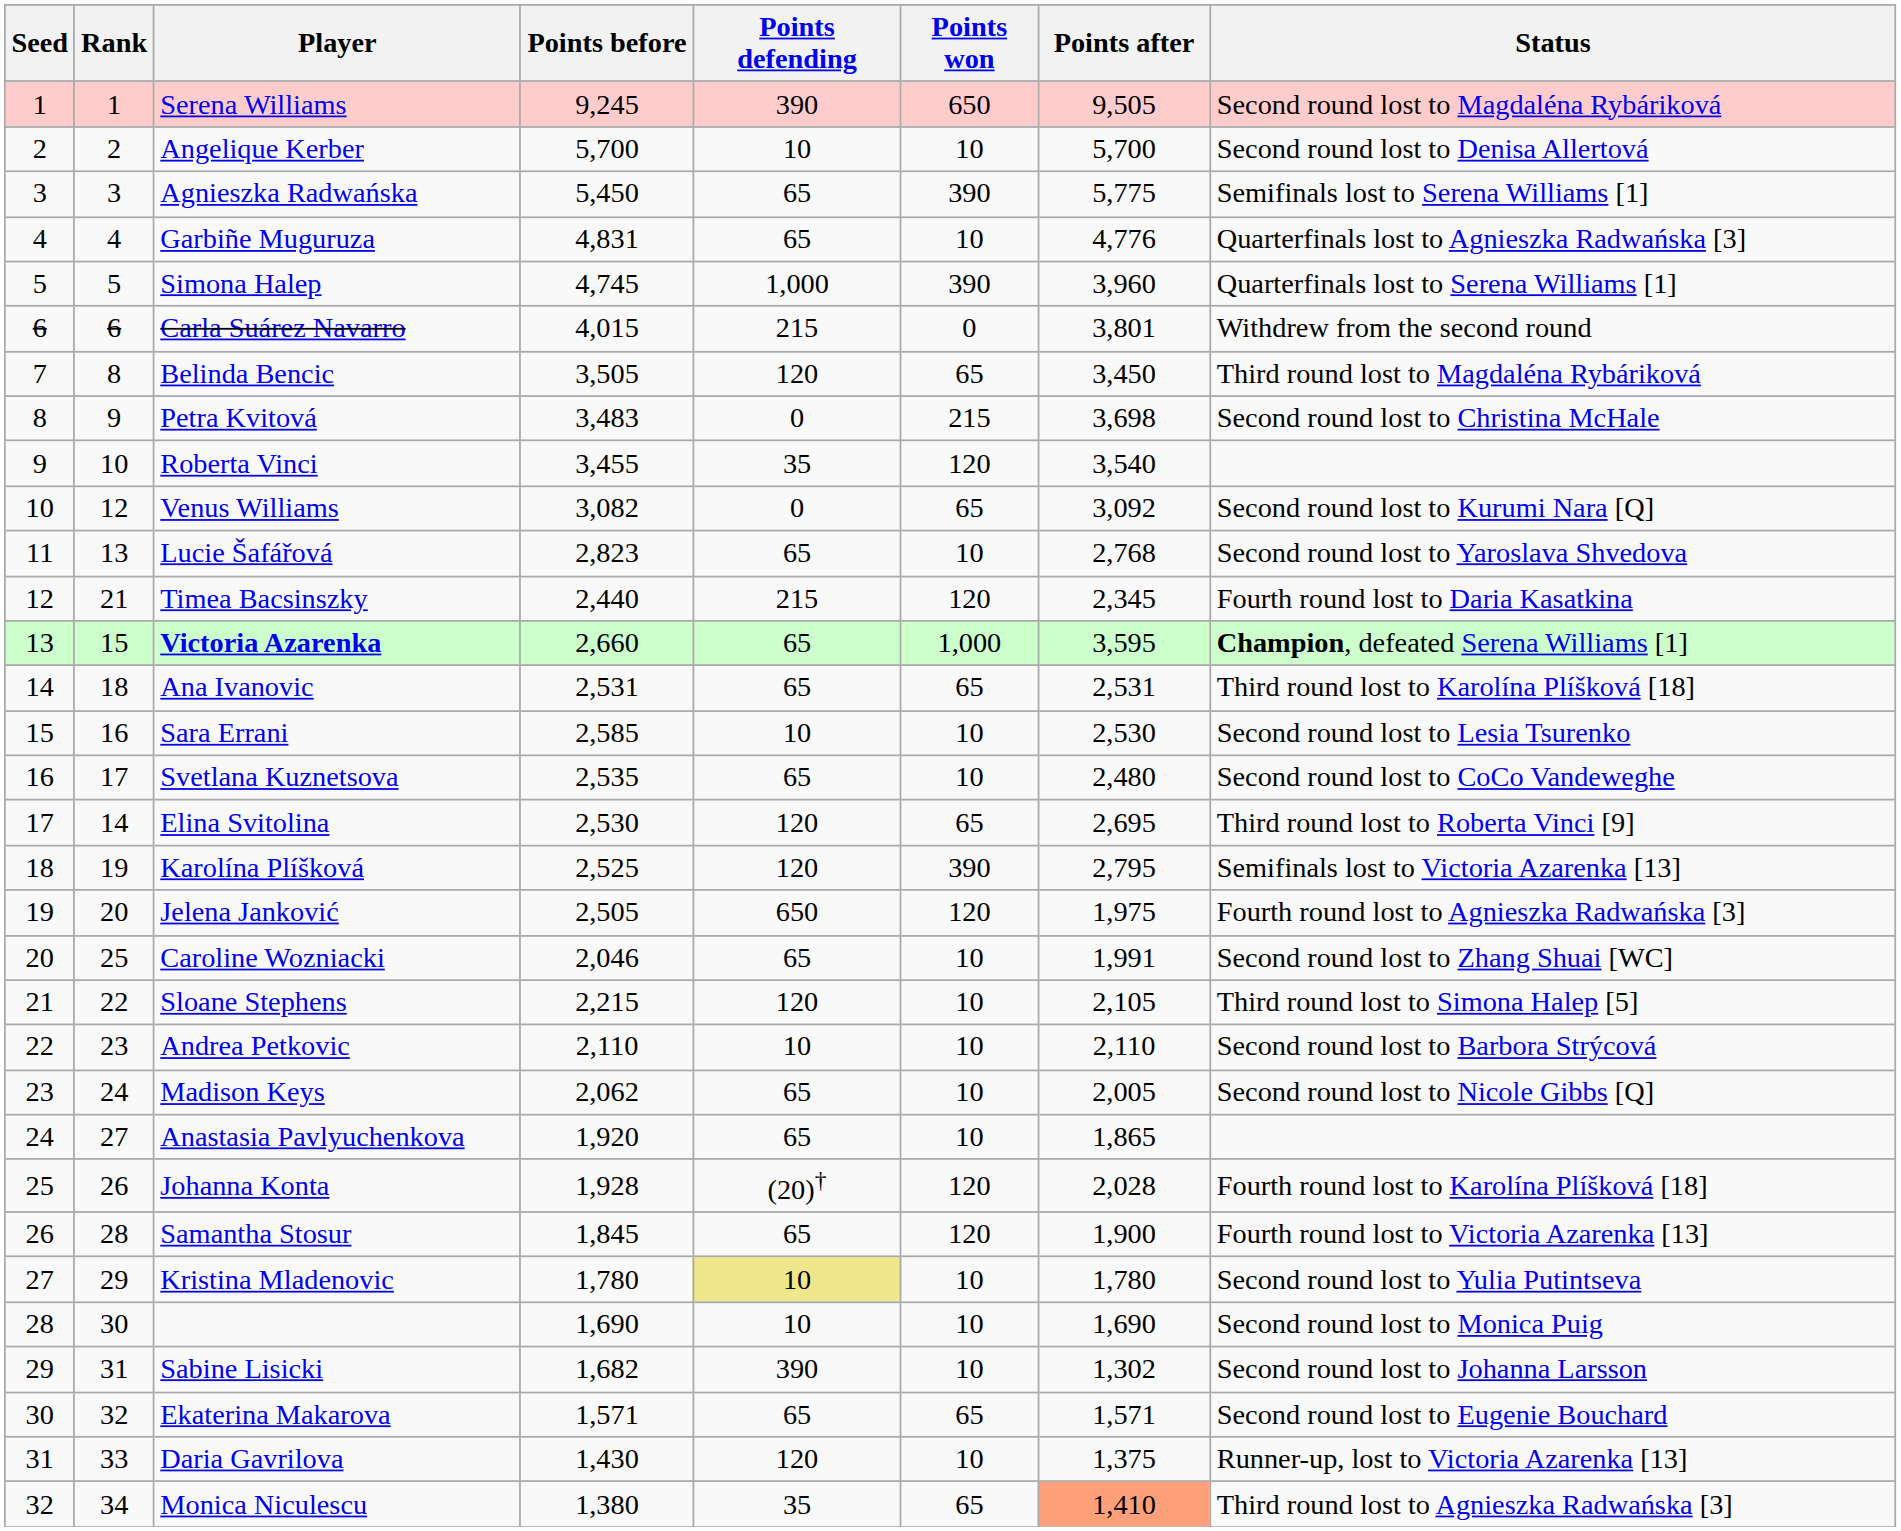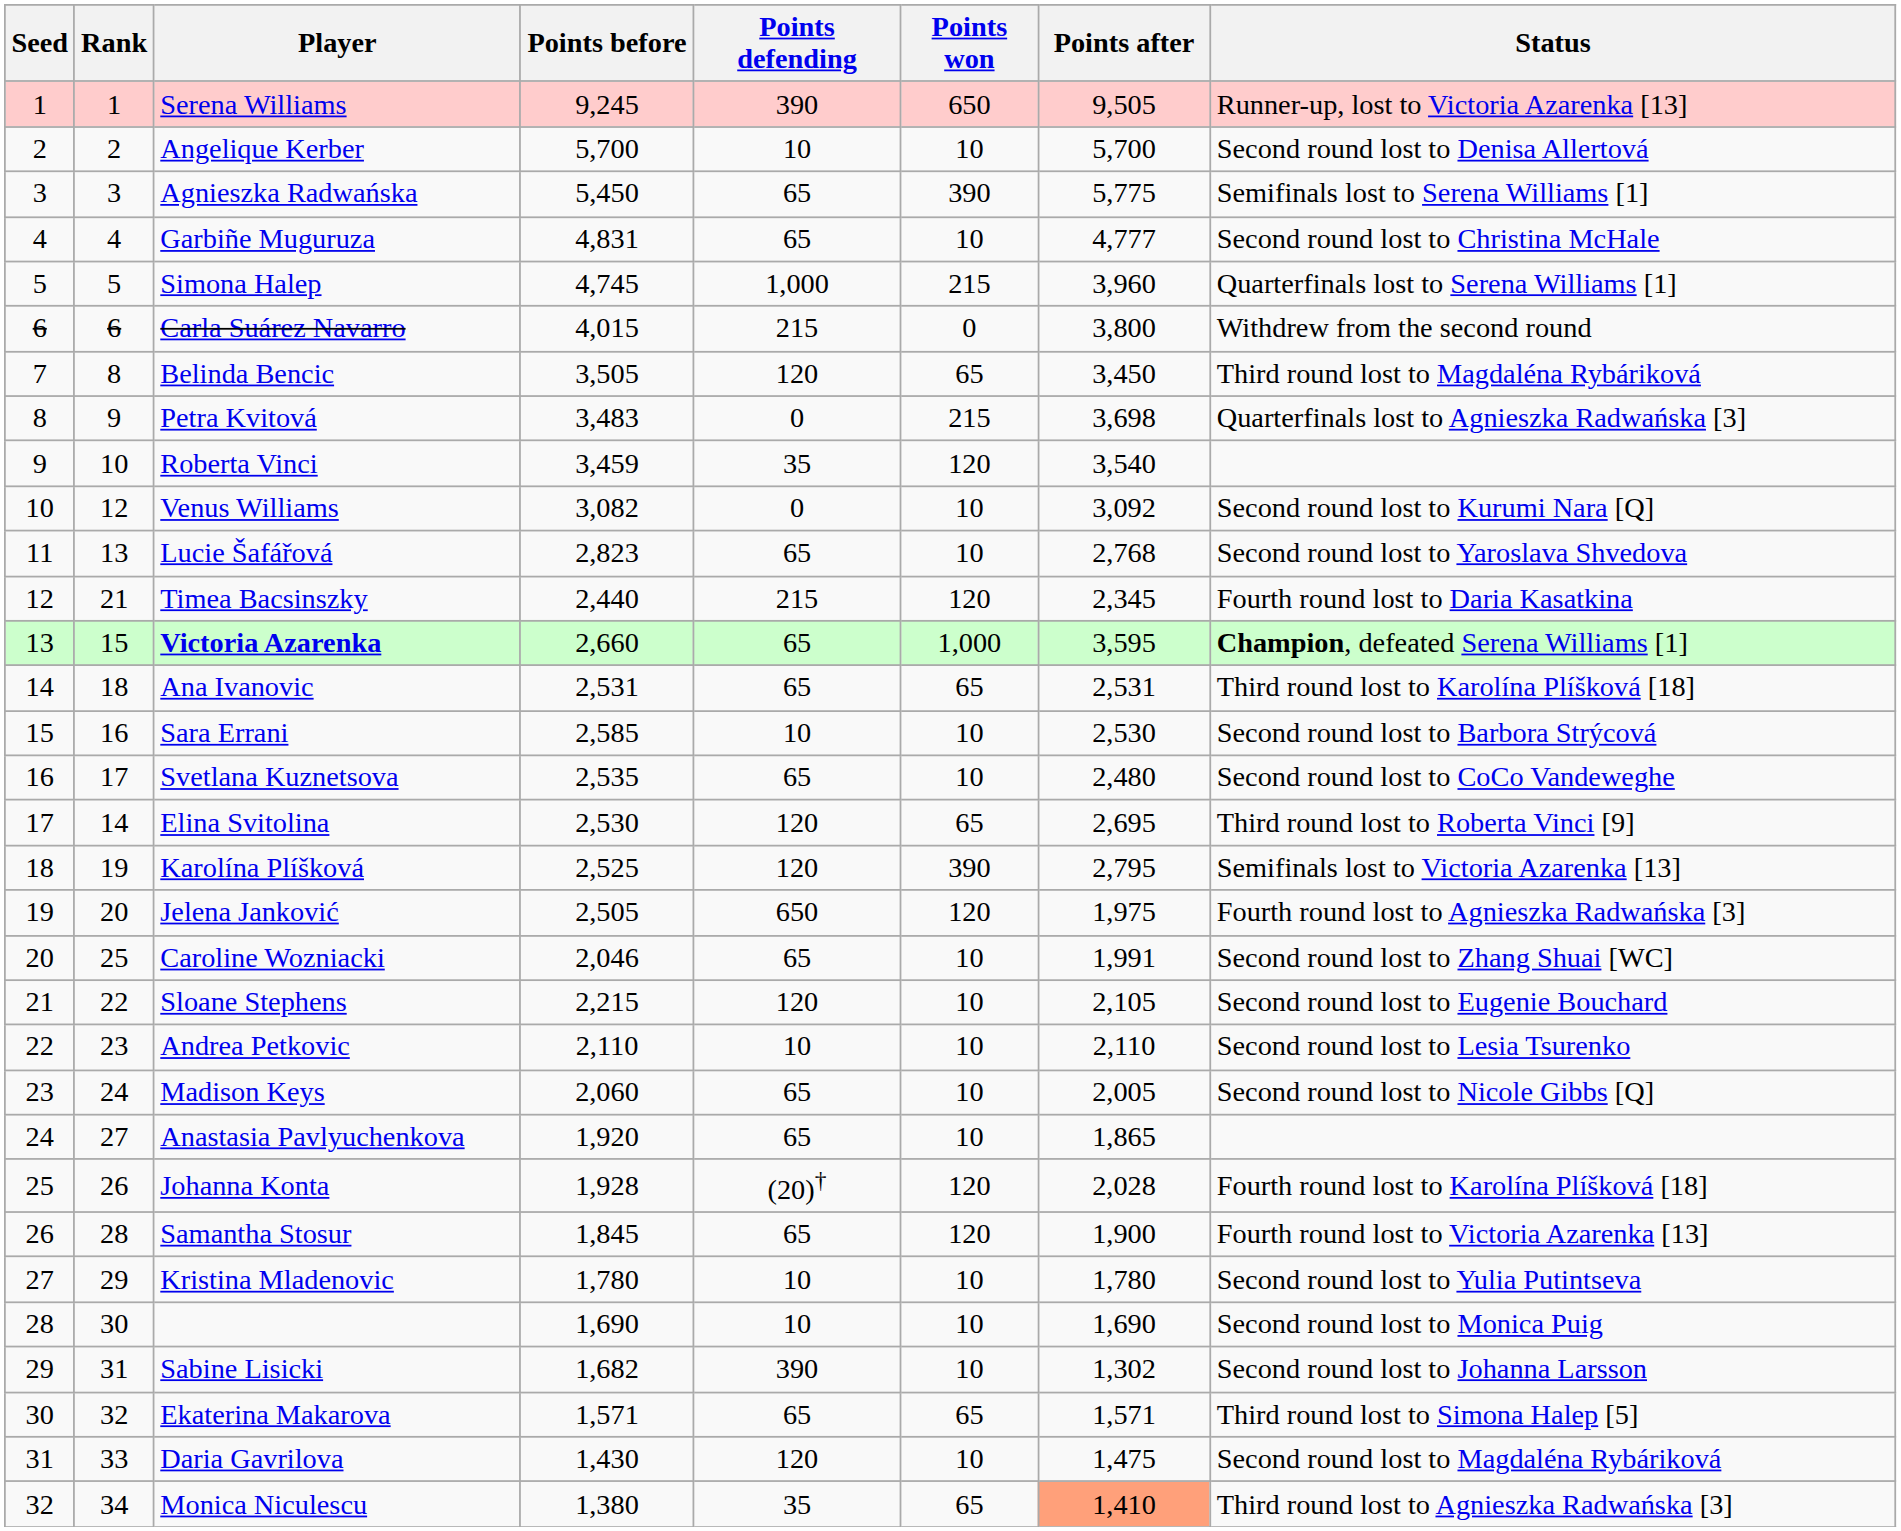(1469, 103) Second round lost to Magdaléna Rybáriková -> (1452, 103) Runner-up, lost to Victoria Azarenka [13]
(1124, 238) 4,776 -> (1124, 238) 4,777
(1481, 238) Quarterfinals lost to Agnieszka Radwańska [3] -> (1438, 238) Second round lost to Christina McHale
(969, 283) 390 -> (969, 283) 215
(1124, 328) 3,801 -> (1124, 328) 3,800
(1438, 418) Second round lost to Christina McHale -> (1481, 418) Quarterfinals lost to Agnieszka Radwańska [3]
(607, 463) 3,455 -> (607, 463) 3,459
(969, 507) 65 -> (969, 507) 10
(1424, 732) Second round lost to Lesia Tsurenko -> (1437, 732) Second round lost to Barbora Strýcová
(1428, 1002) Third round lost to Simona Halep [5] -> (1442, 1002) Second round lost to Eugenie Bouchard
(1437, 1046) Second round lost to Barbora Strýcová -> (1424, 1046) Second round lost to Lesia Tsurenko
(607, 1091) 2,062 -> (607, 1091) 2,060
(797, 1279) khaki background -> (797, 1279) no background
(1442, 1413) Second round lost to Eugenie Bouchard -> (1428, 1413) Third round lost to Simona Halep [5]
(1124, 1458) 1,375 -> (1124, 1458) 1,475
(1452, 1458) Runner-up, lost to Victoria Azarenka [13] -> (1469, 1458) Second round lost to Magdaléna Rybáriková
